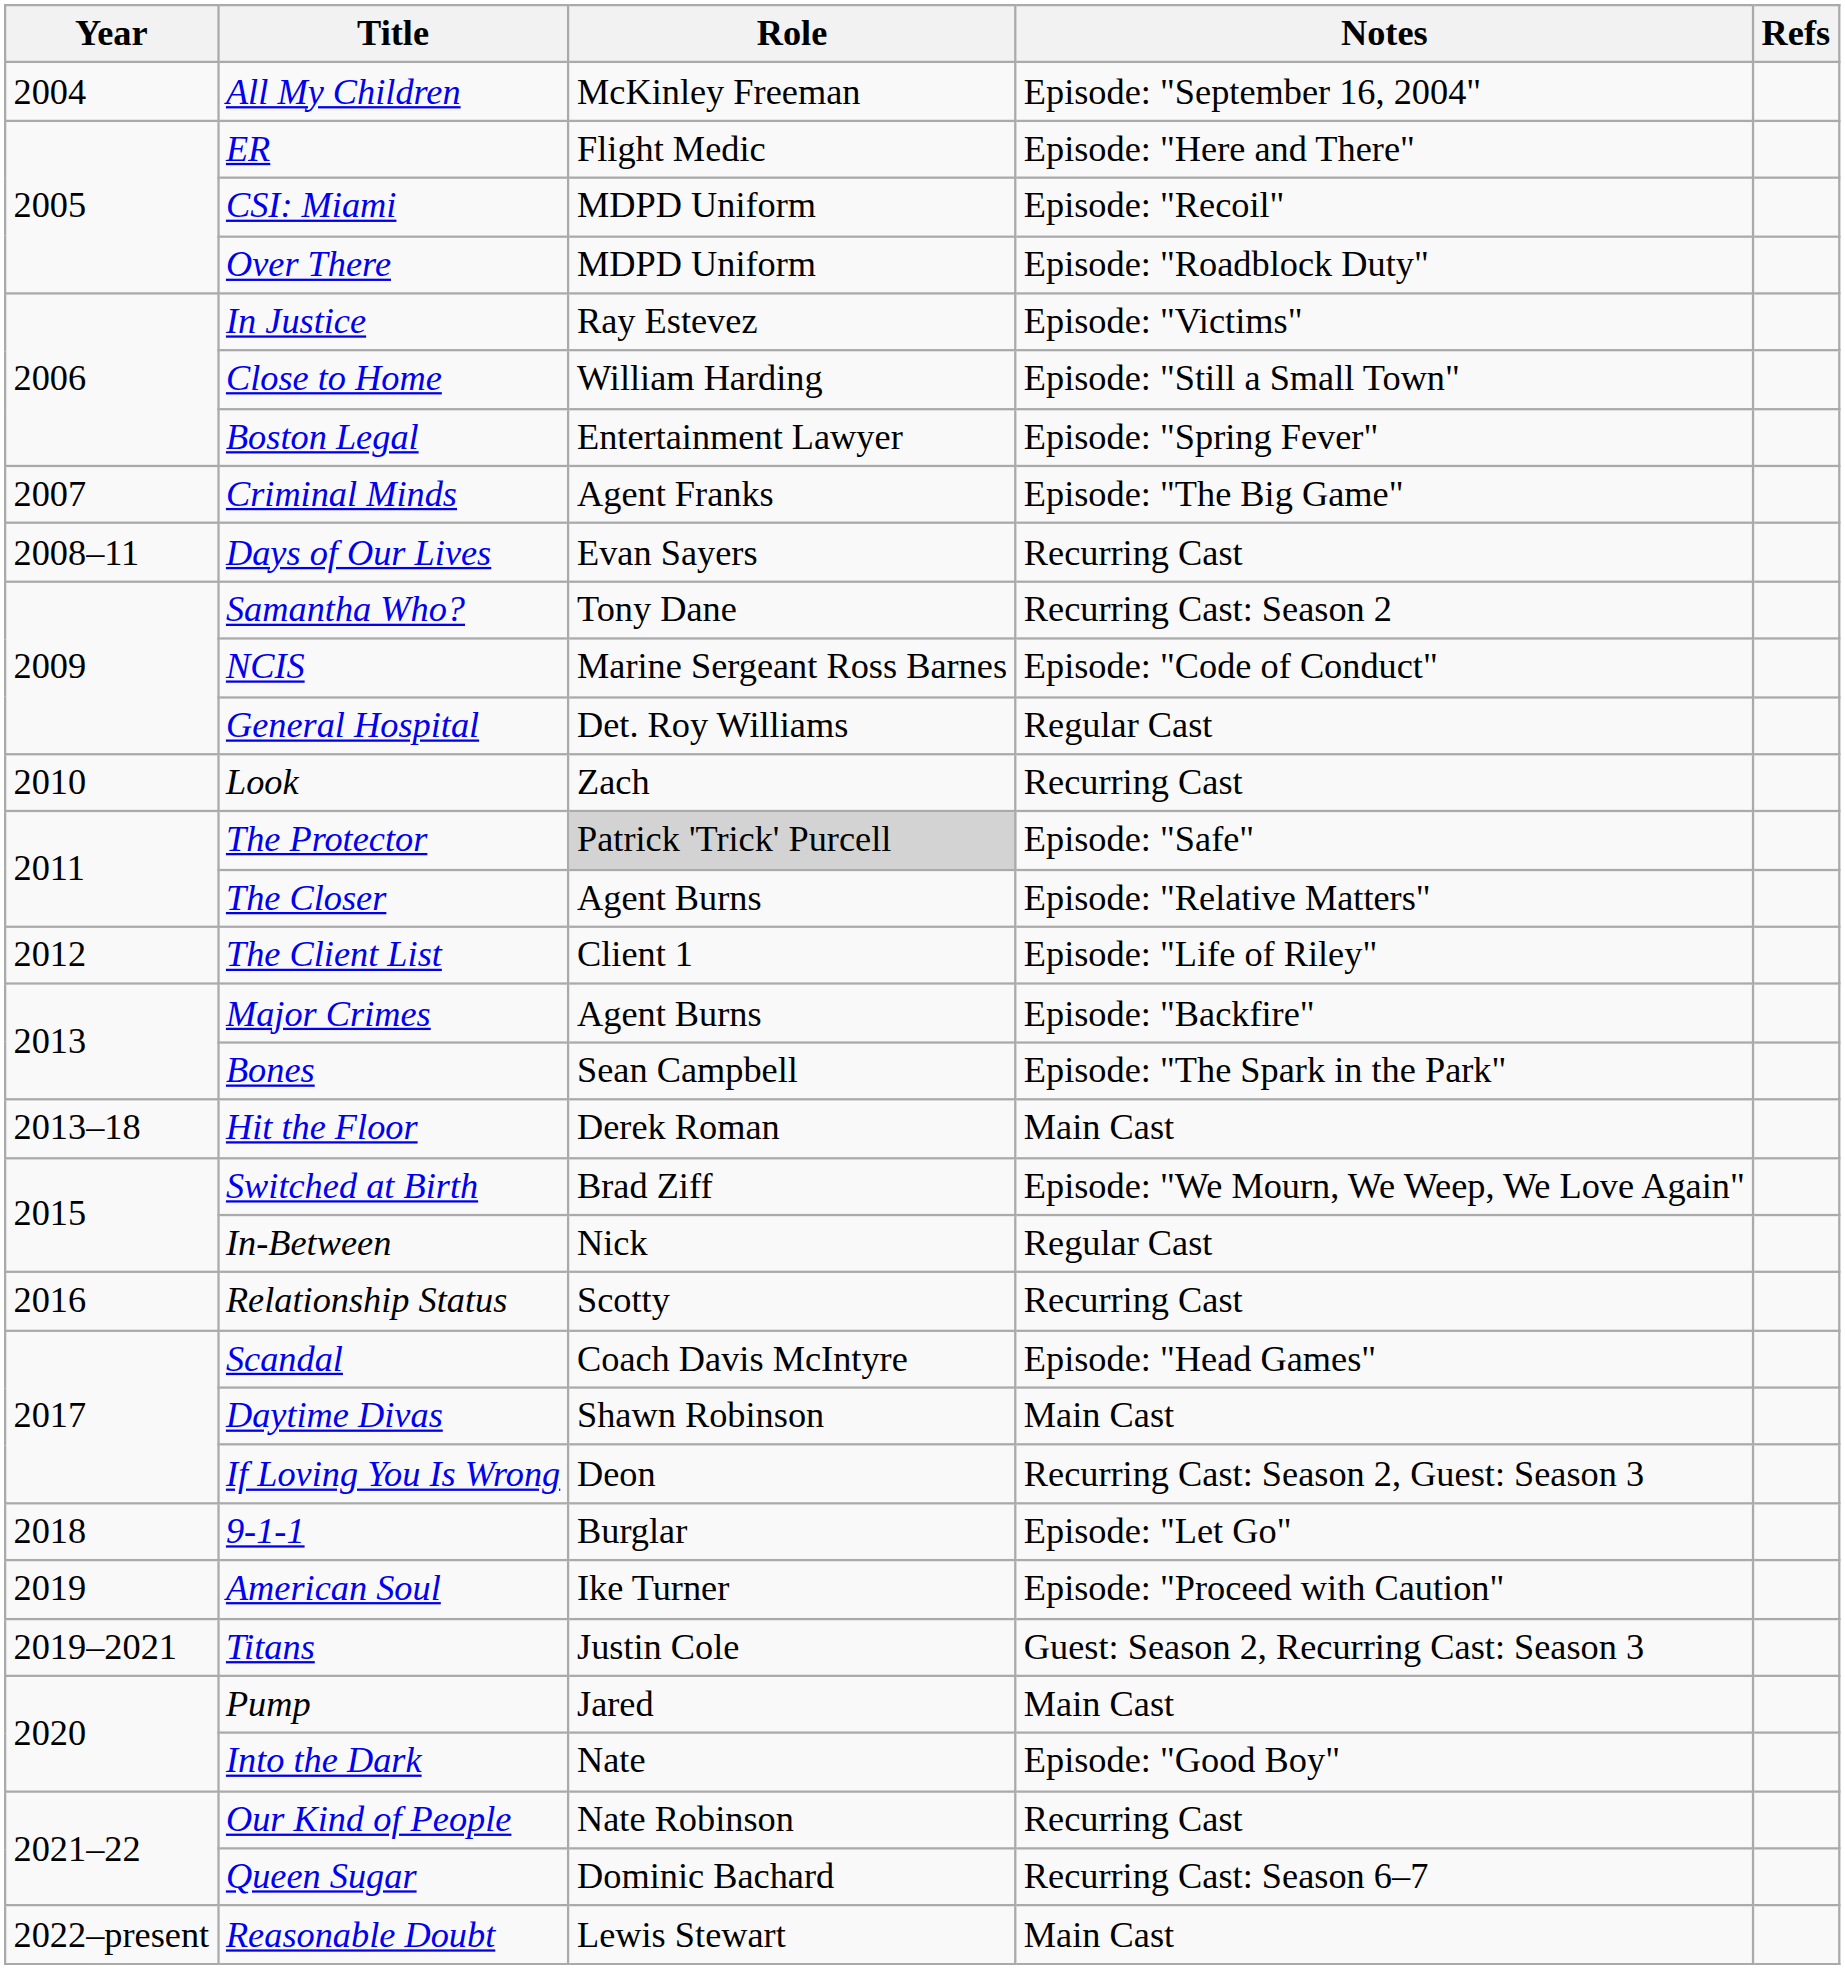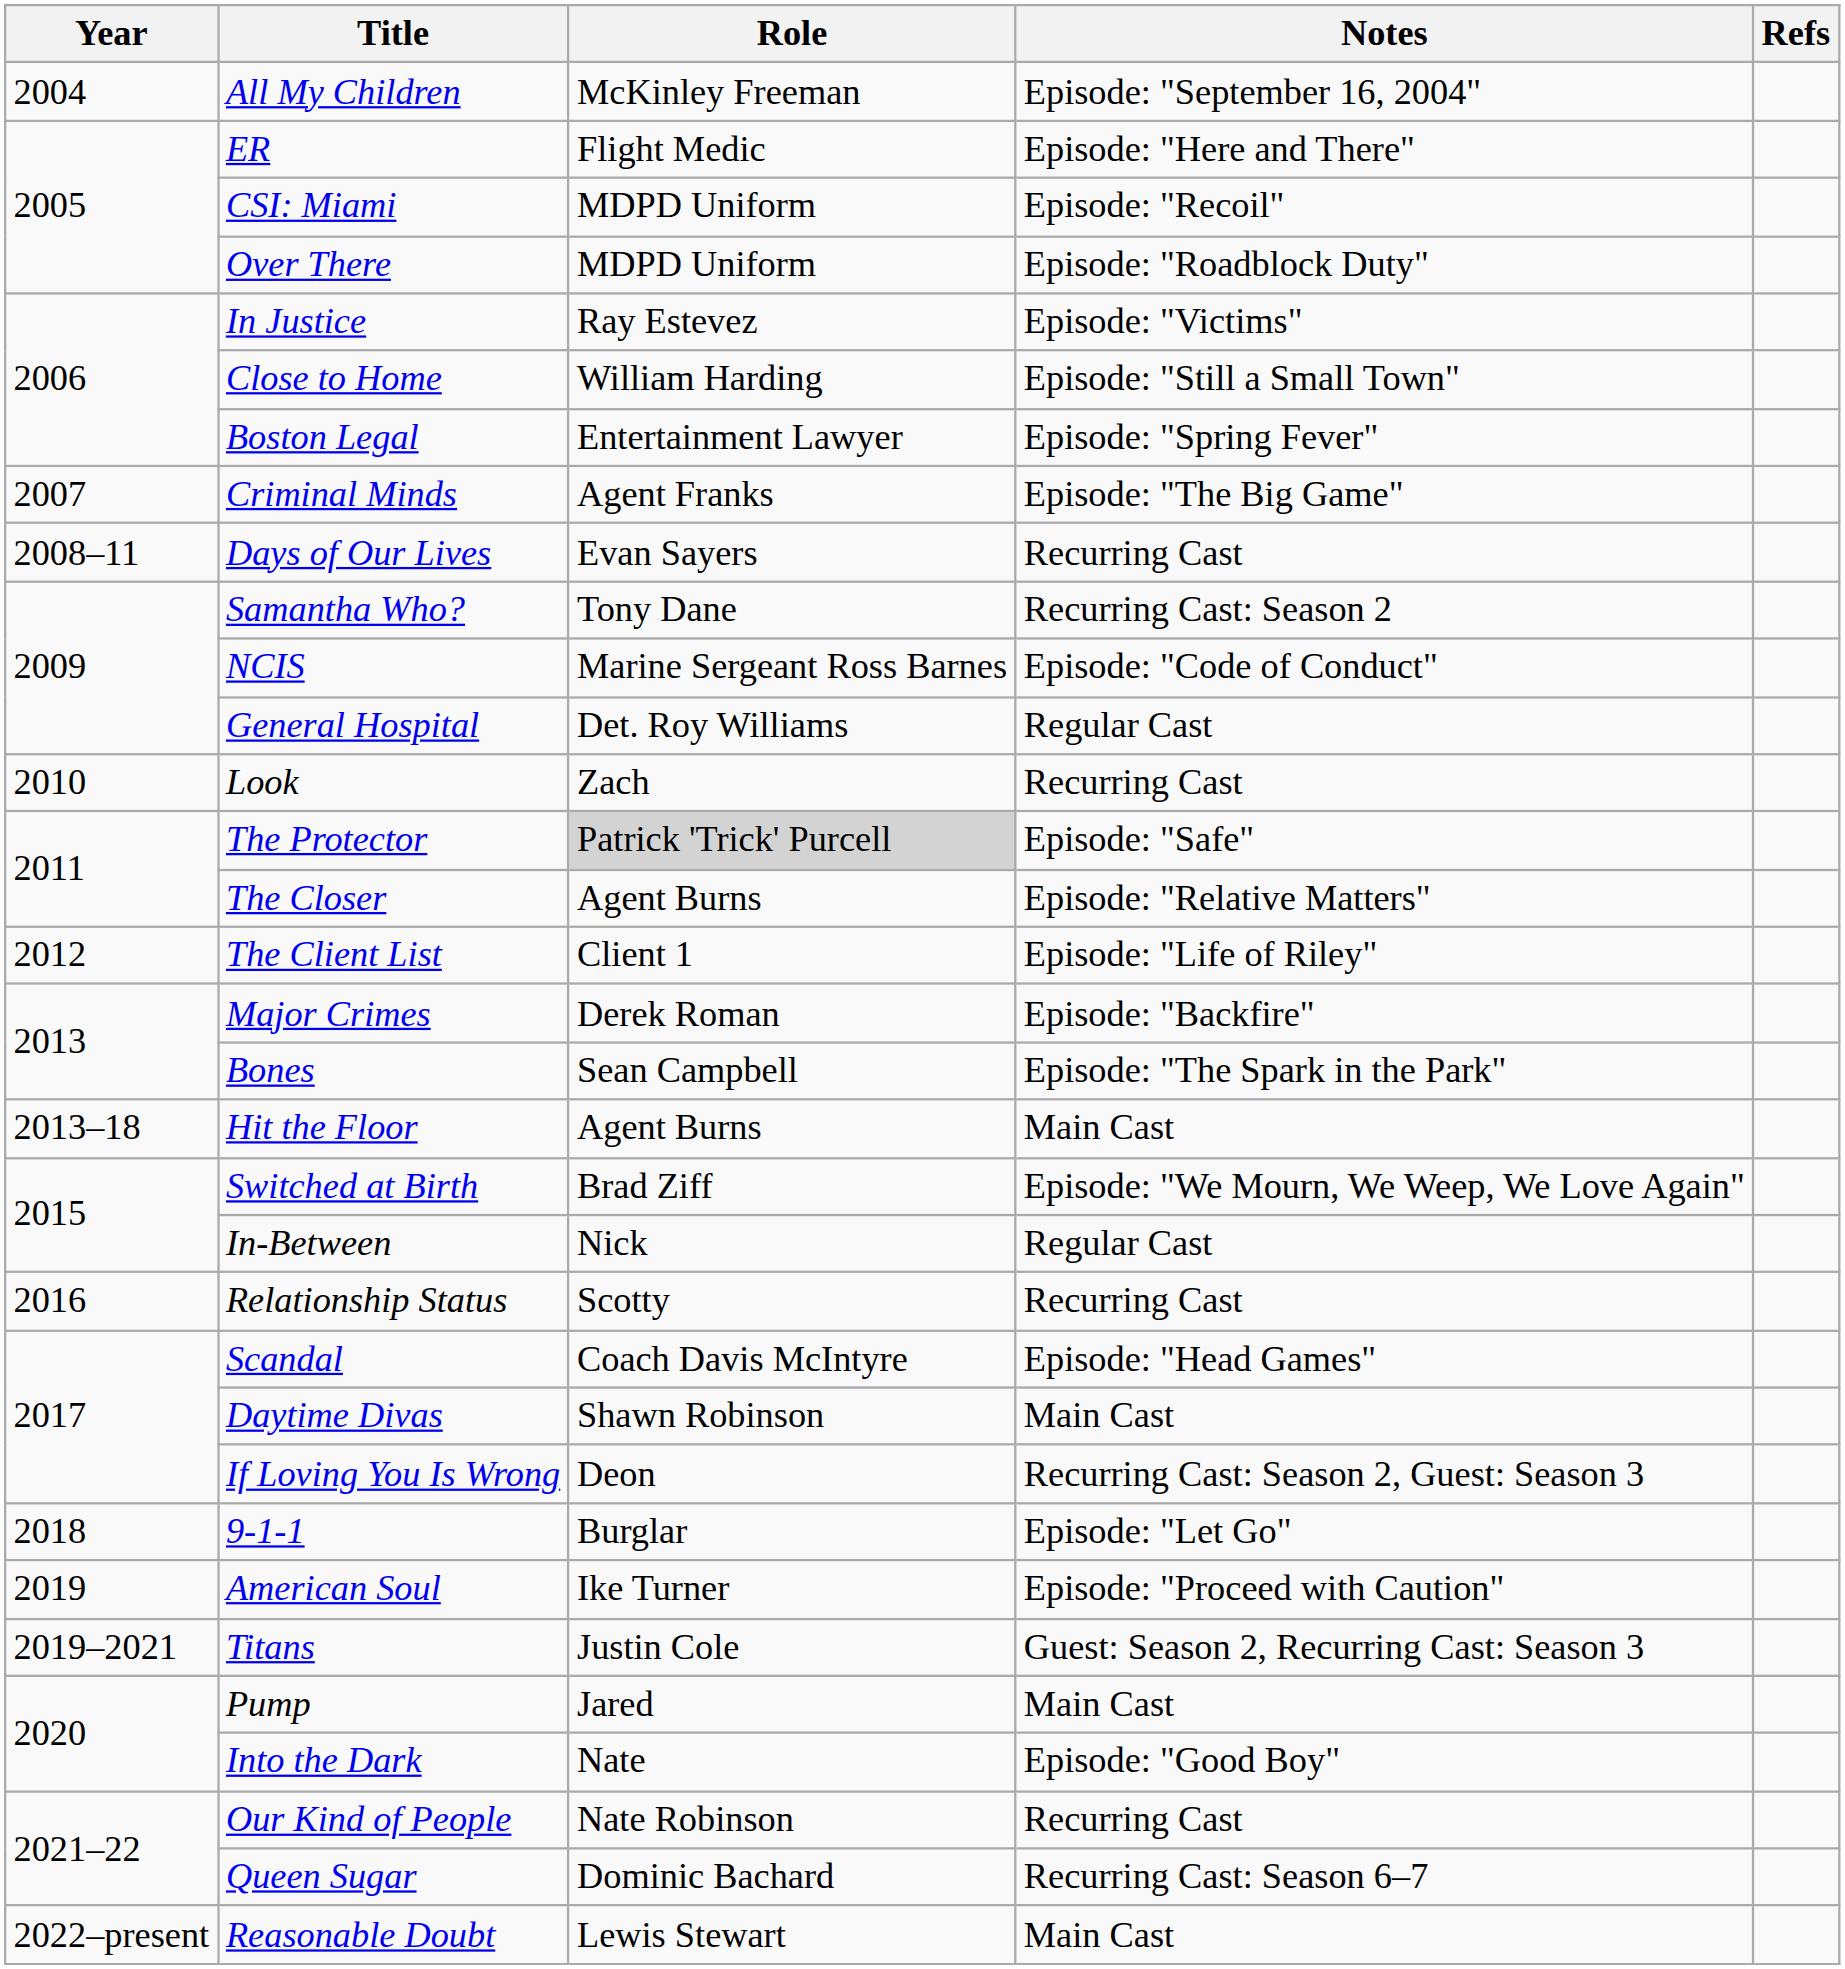(669, 1012) Agent Burns -> (678, 1012) Derek Roman
(678, 1127) Derek Roman -> (669, 1127) Agent Burns
